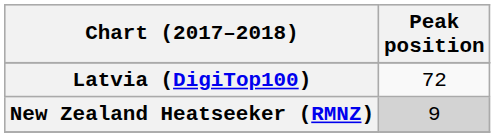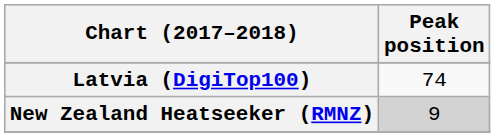(434, 80) 72 -> (434, 80) 74
